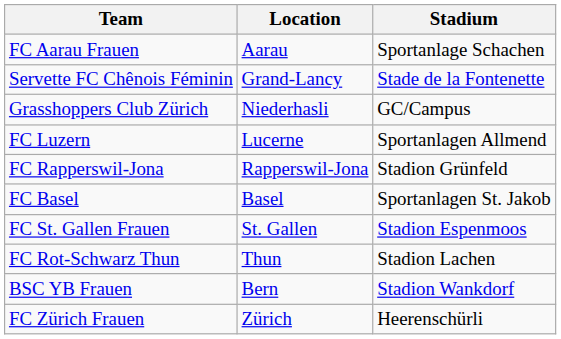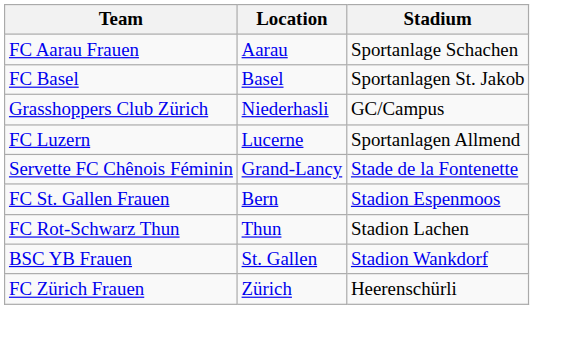rows swapped: (44, 199) <-> (121, 79)
- row: (86, 169)
(279, 229) St. Gallen -> (260, 199) Bern
(260, 288) Bern -> (279, 259) St. Gallen
